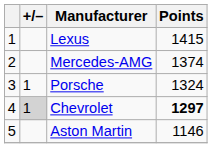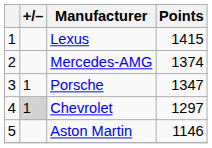(187, 86) 1324 -> (187, 86) 1347
(187, 109) bold -> (187, 109) normal
